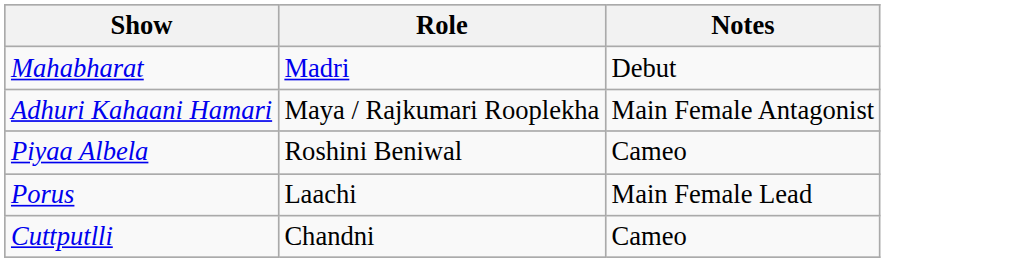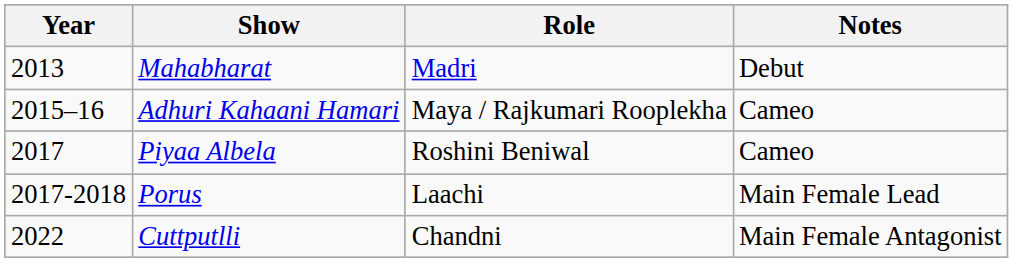+ column: (68, 25)
(743, 109) Main Female Antagonist -> (777, 109) Cameo
(649, 236) Cameo -> (870, 236) Main Female Antagonist
